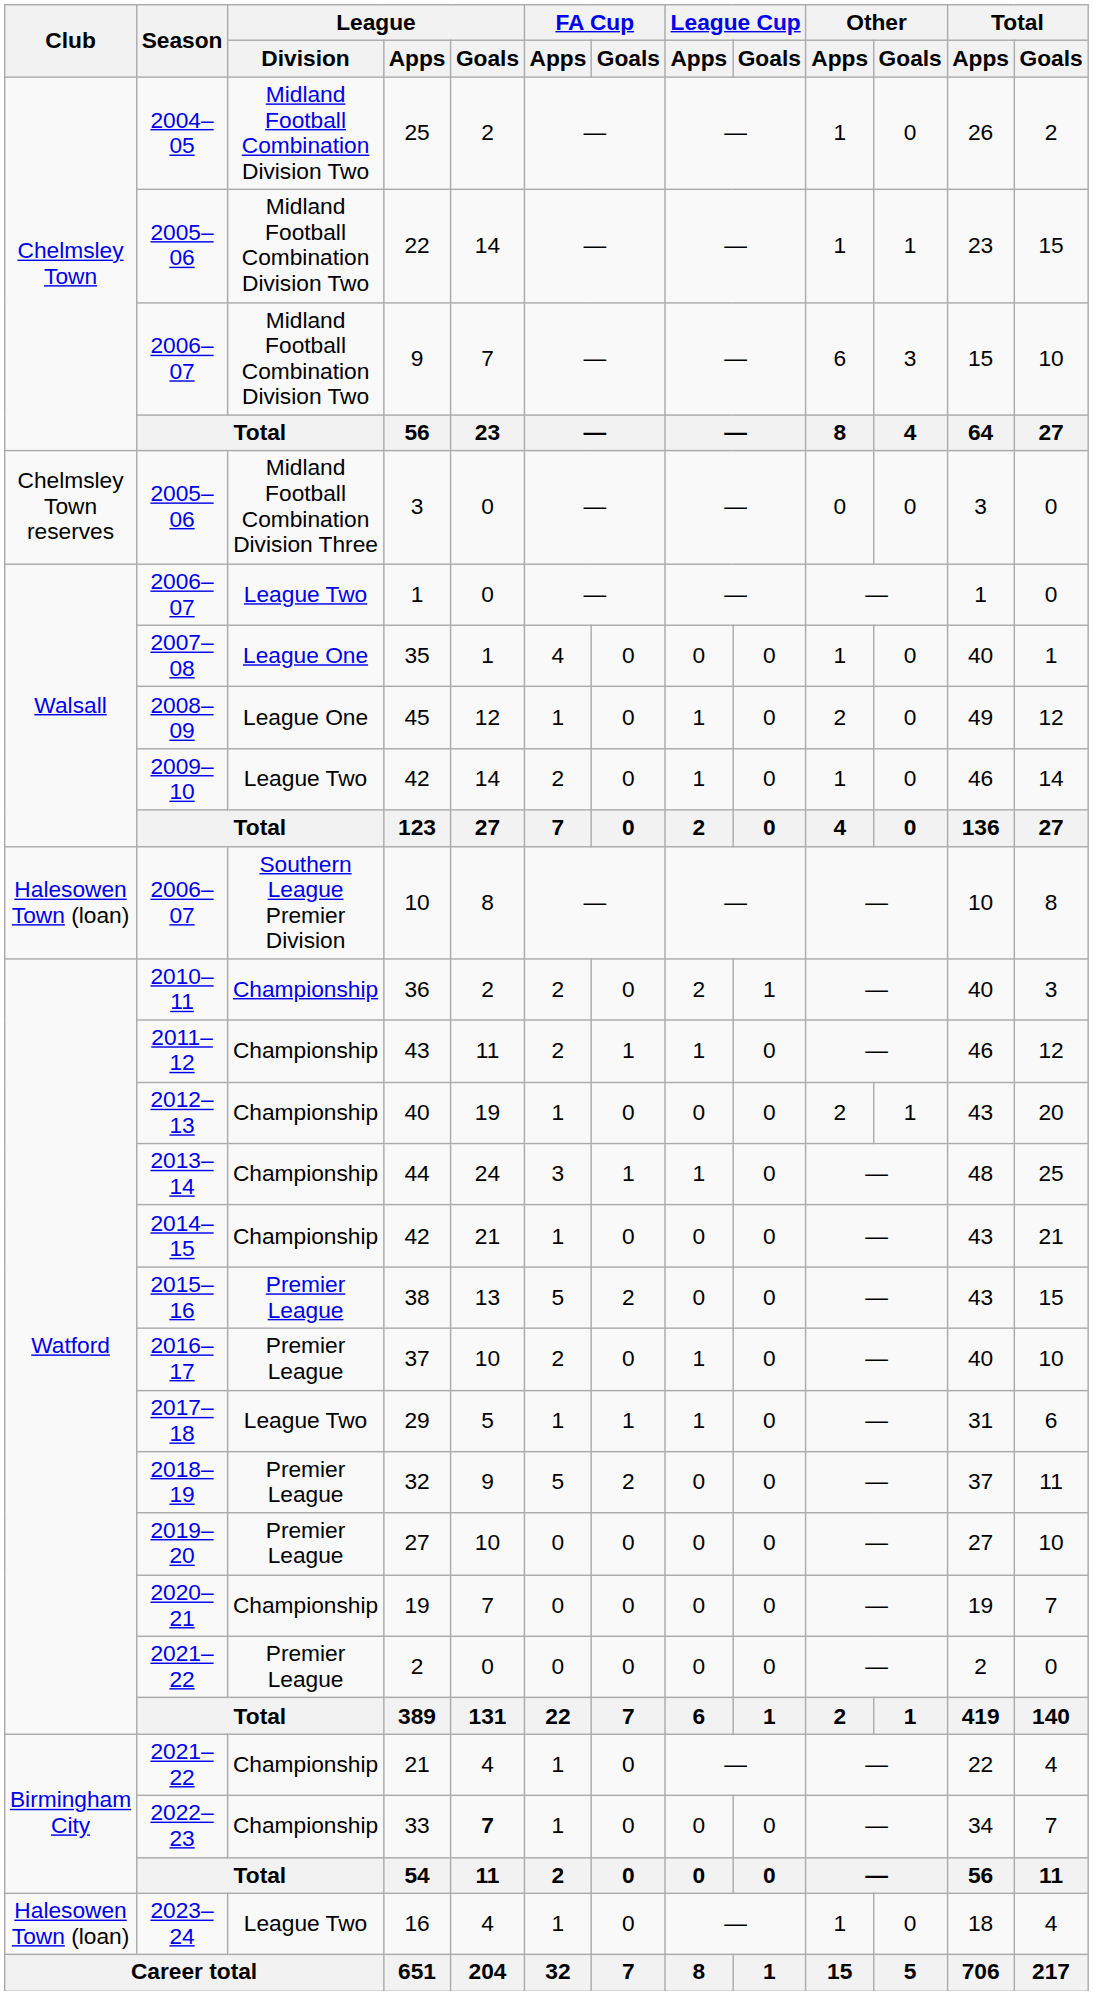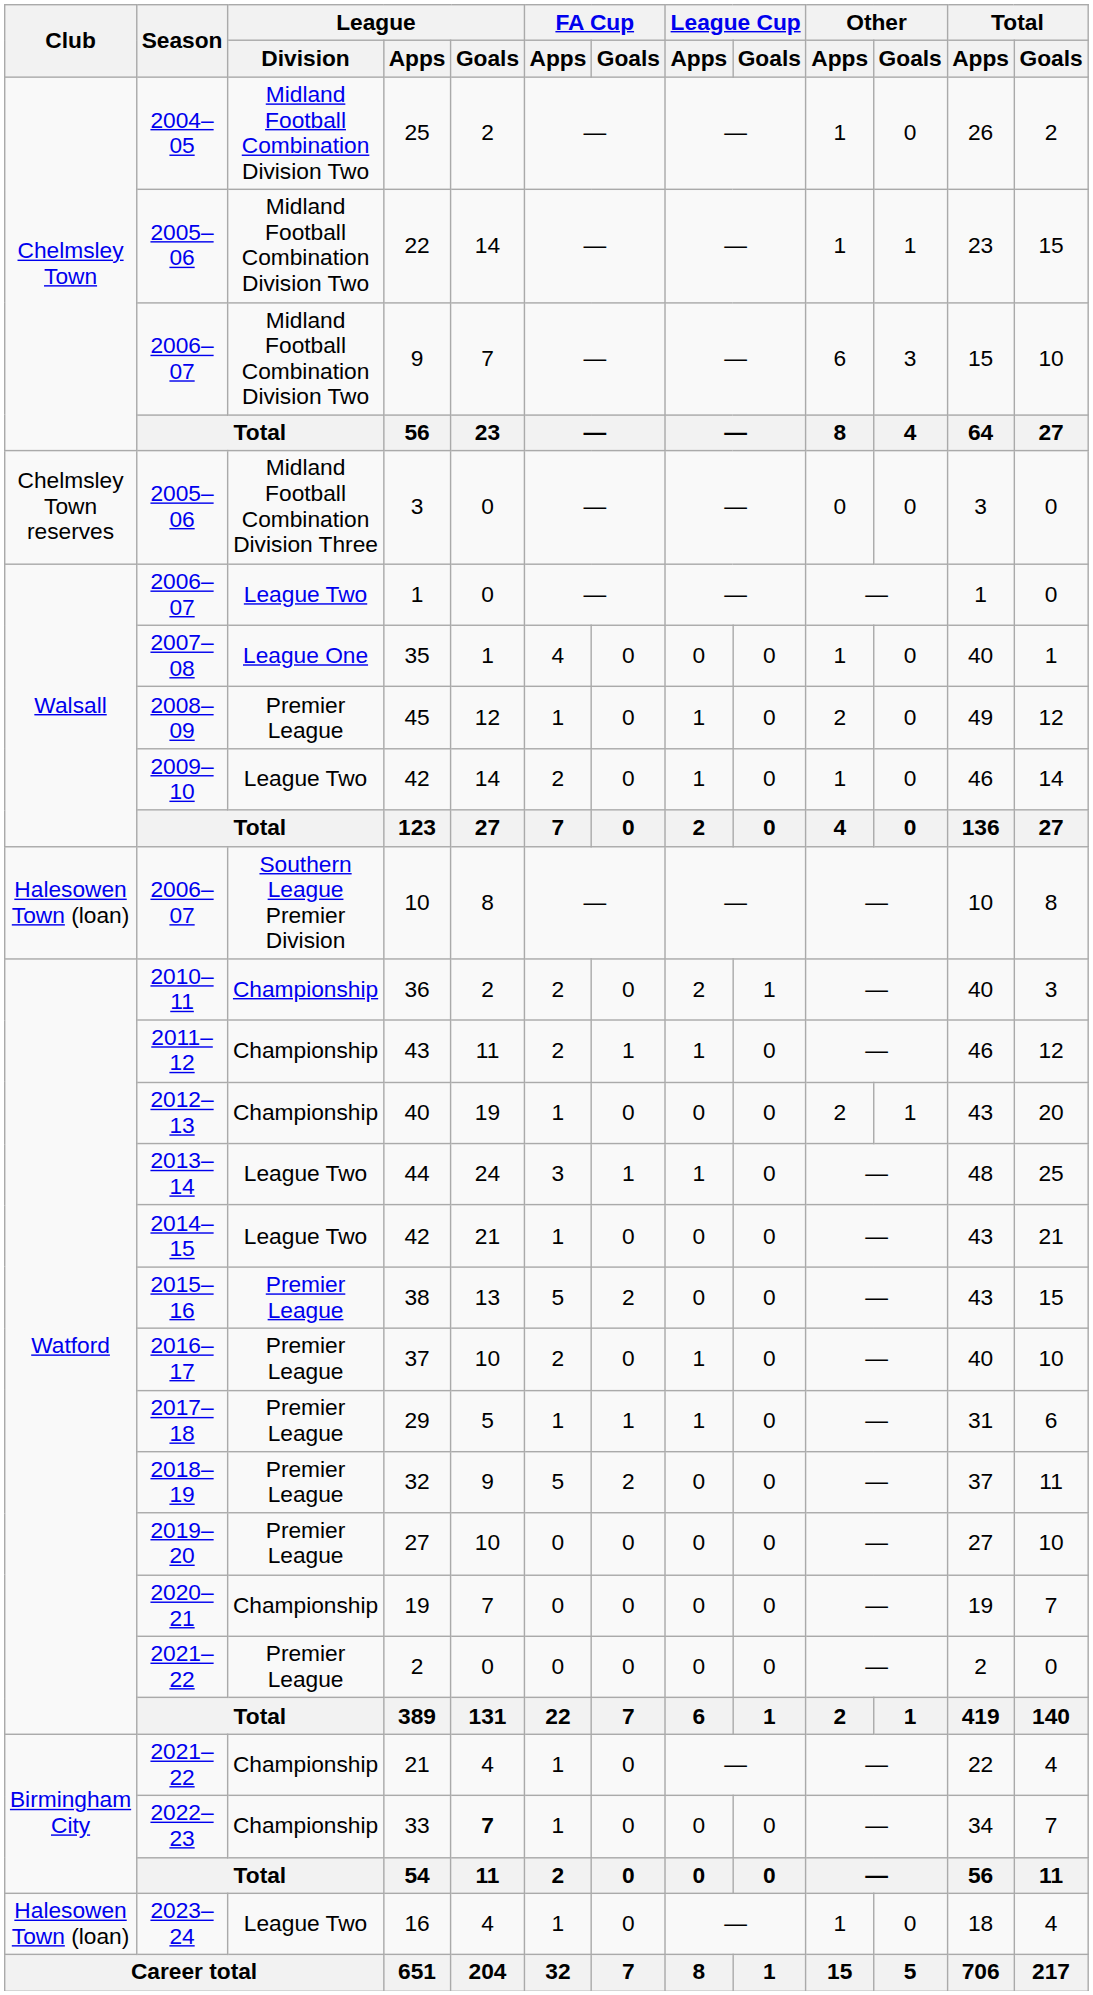(306, 717) League One -> (306, 717) Premier League
(306, 1174) Championship -> (306, 1174) League Two
(306, 1235) Championship -> (306, 1235) League Two
(306, 1420) League Two -> (306, 1420) Premier League
